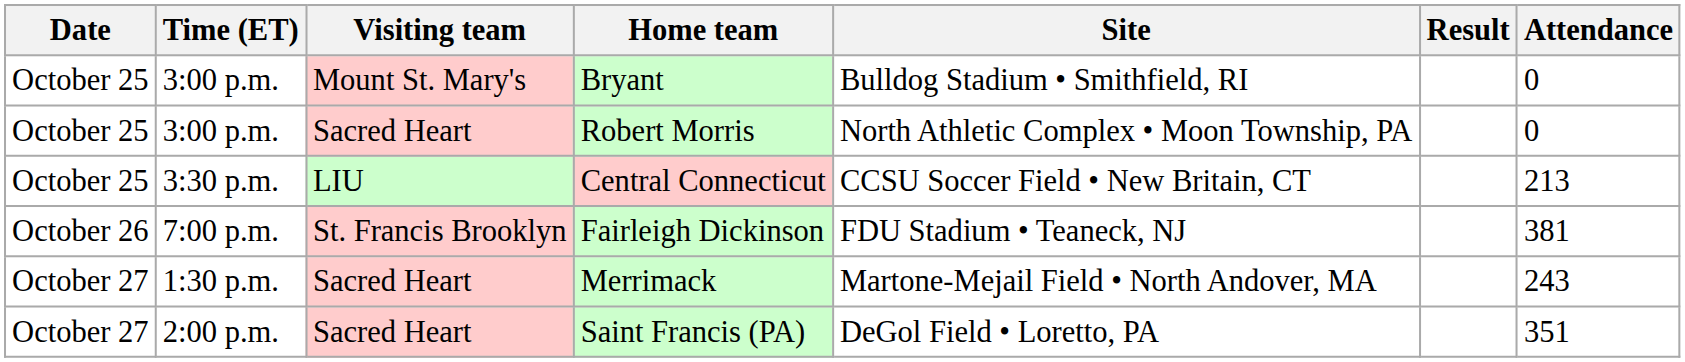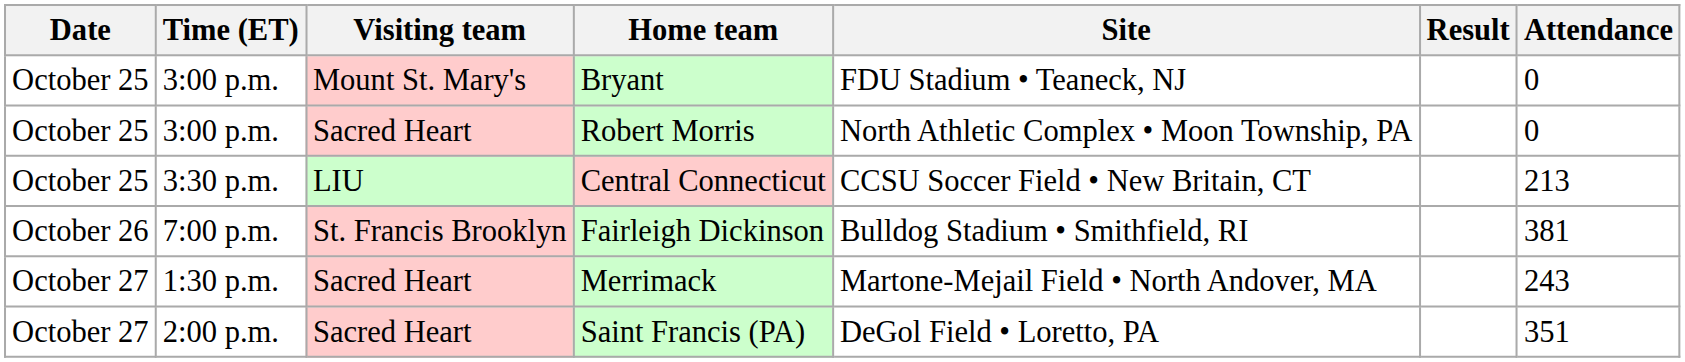(1044, 80) Bulldog Stadium • Smithfield, RI -> (1013, 80) FDU Stadium • Teaneck, NJ
(1013, 231) FDU Stadium • Teaneck, NJ -> (1044, 231) Bulldog Stadium • Smithfield, RI
